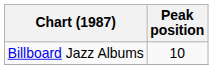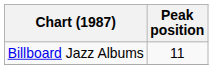(177, 53) 10 -> (177, 53) 11
